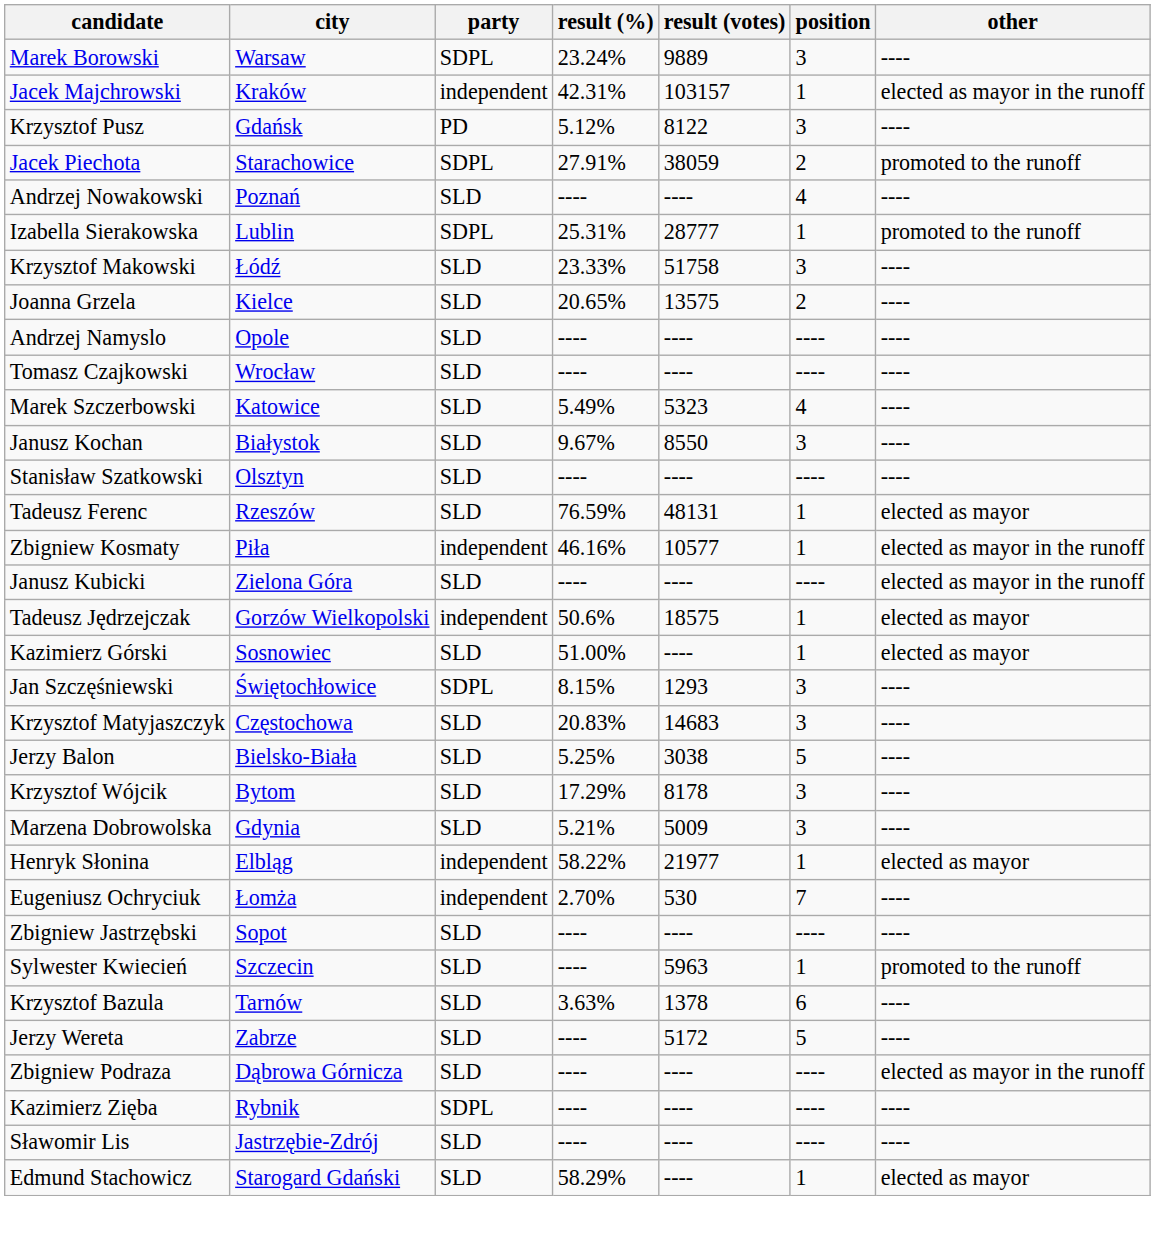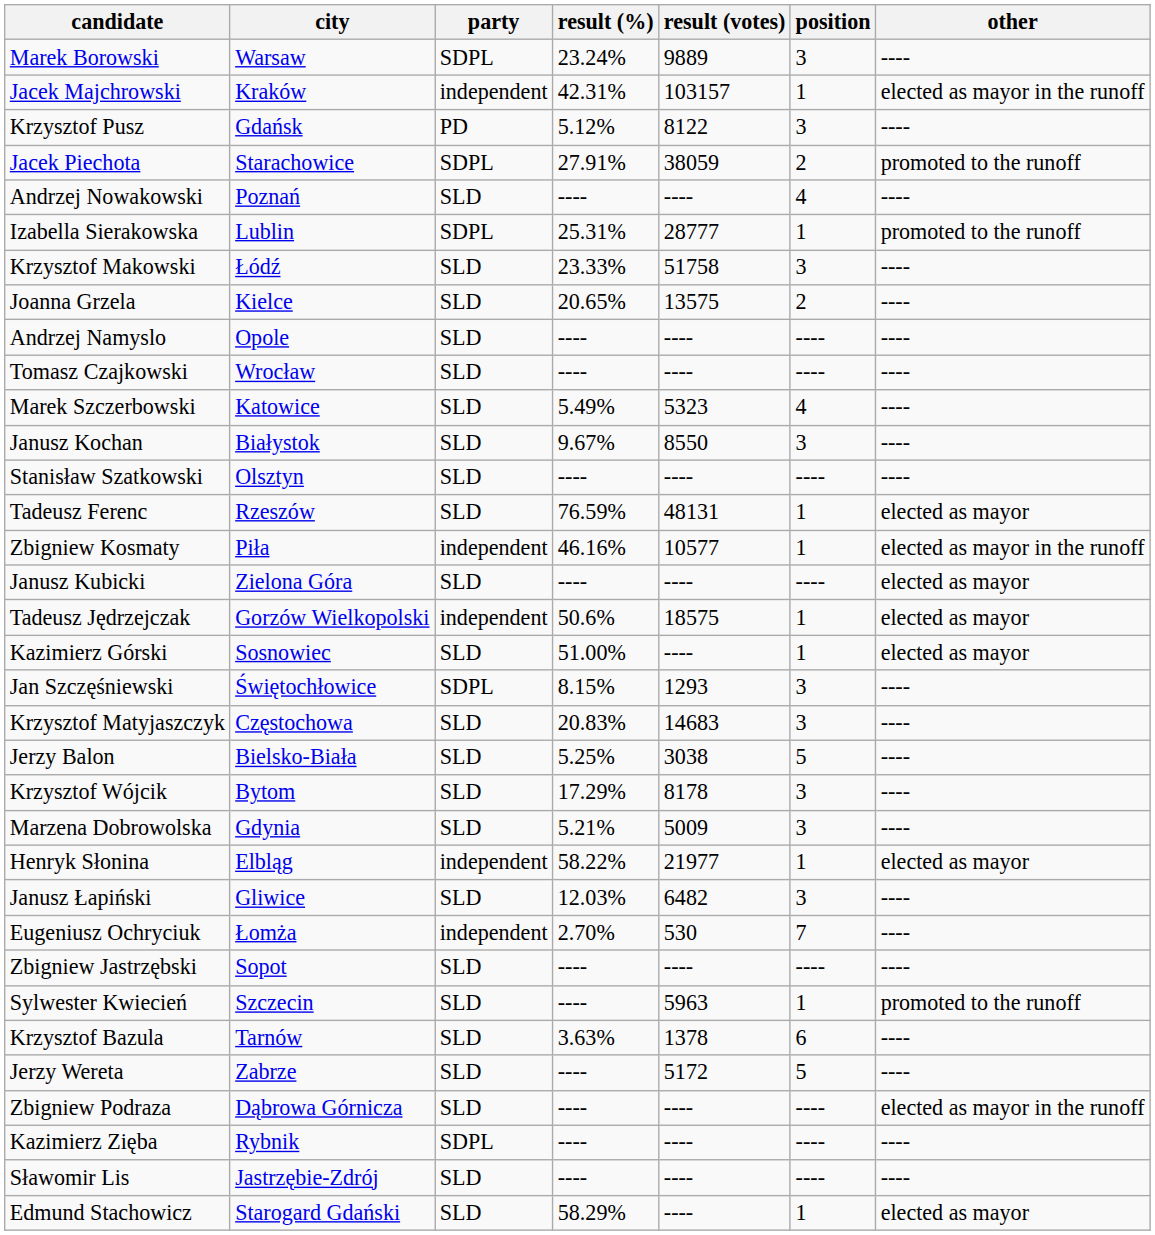(1013, 582) elected as mayor in the runoff -> (955, 582) elected as mayor
+ row: (81, 897)
